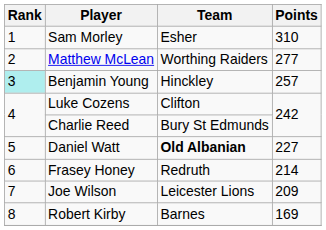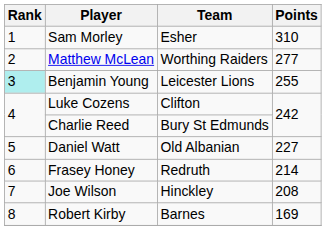(187, 81) Hinckley -> (207, 81) Leicester Lions
(287, 81) 257 -> (287, 81) 255
(203, 147) bold -> (200, 147) normal
(207, 192) Leicester Lions -> (187, 192) Hinckley
(287, 192) 209 -> (287, 192) 208
